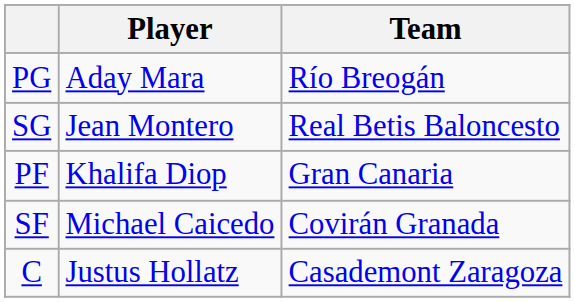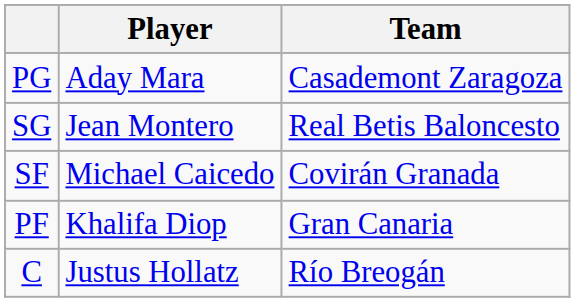(367, 77) Río Breogán -> (426, 77) Casademont Zaragoza
rows swapped: (32, 223) <-> (32, 175)
(426, 272) Casademont Zaragoza -> (367, 272) Río Breogán
